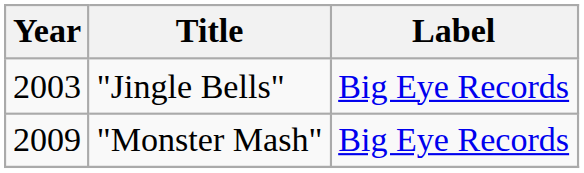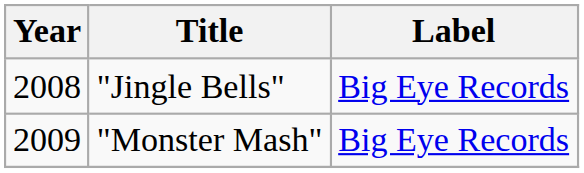(47, 85) 2003 -> (47, 85) 2008
